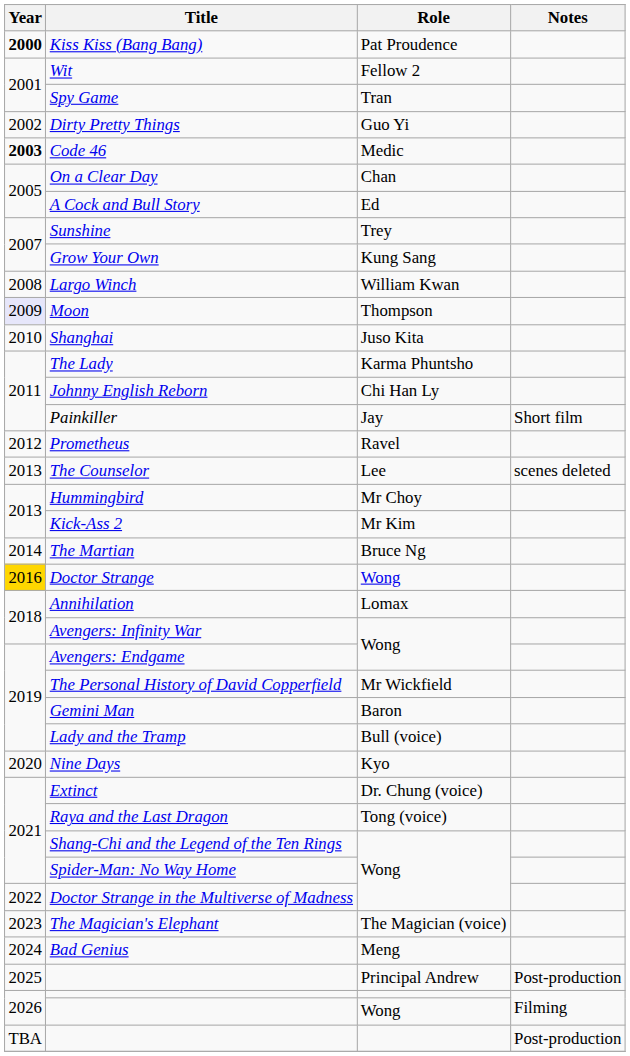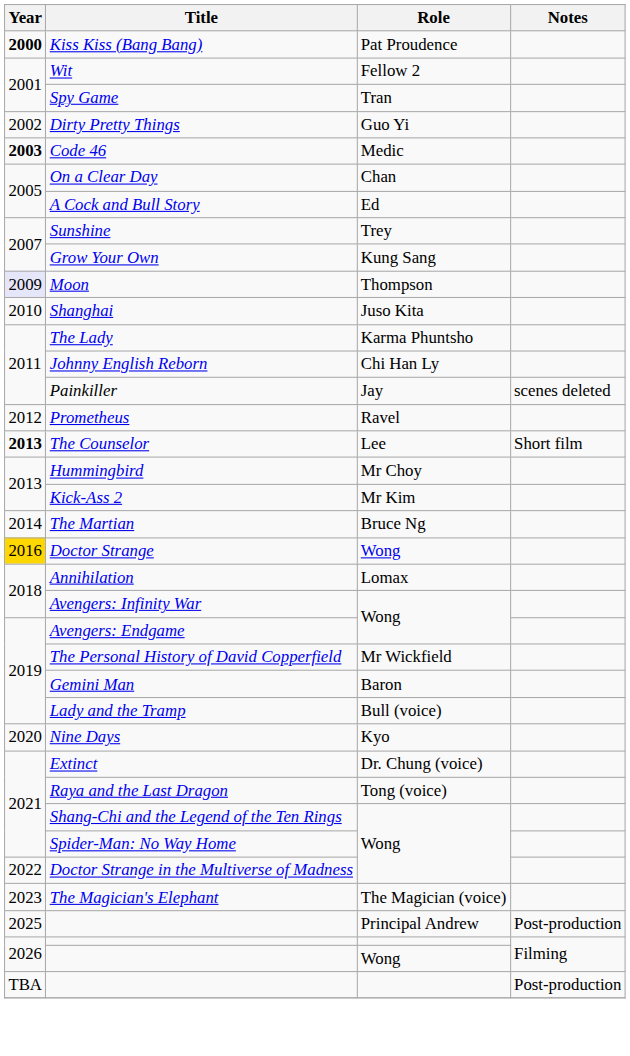- row: (93, 284)
(548, 417) Short film -> (562, 390) scenes deleted
(25, 470) normal -> (25, 444) bold
(562, 470) scenes deleted -> (548, 444) Short film
- row: (89, 950)
